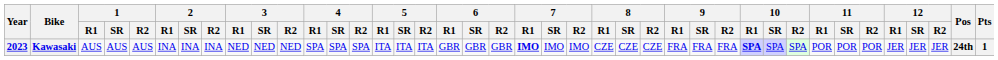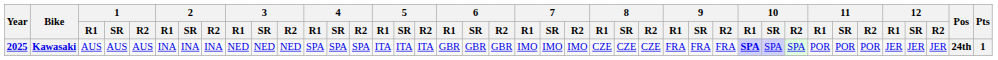(17, 47) 2023 -> (17, 47) 2025
(528, 47) bold -> (527, 47) normal
